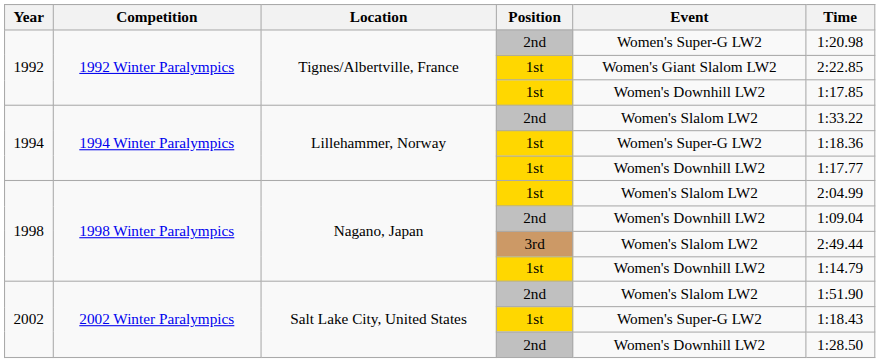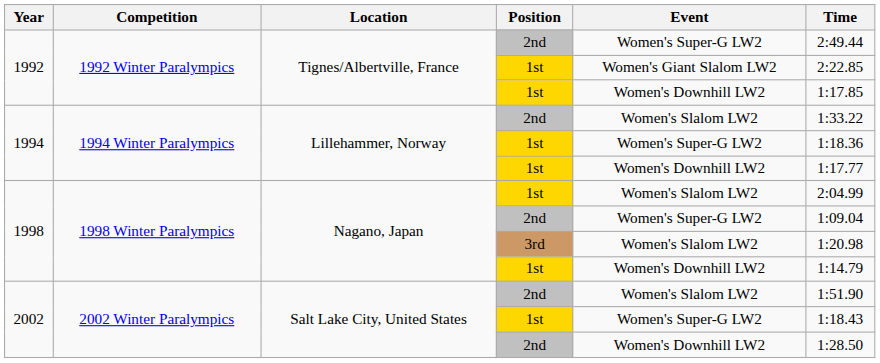(840, 42) 1:20.98 -> (840, 42) 2:49.44
(689, 218) Women's Downhill LW2 -> (689, 218) Women's Super-G LW2
(840, 244) 2:49.44 -> (840, 244) 1:20.98
